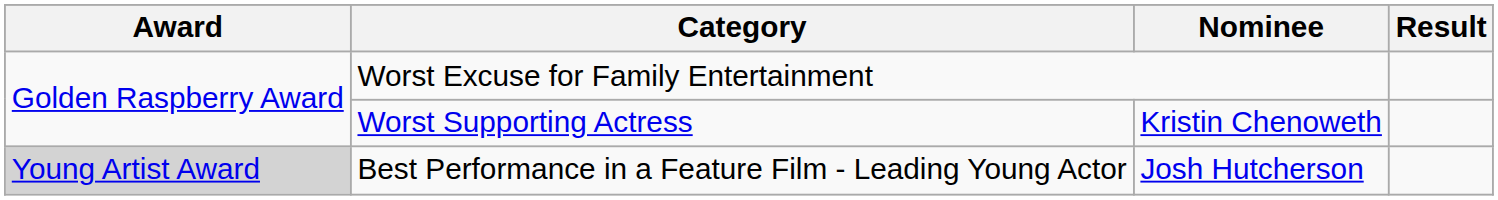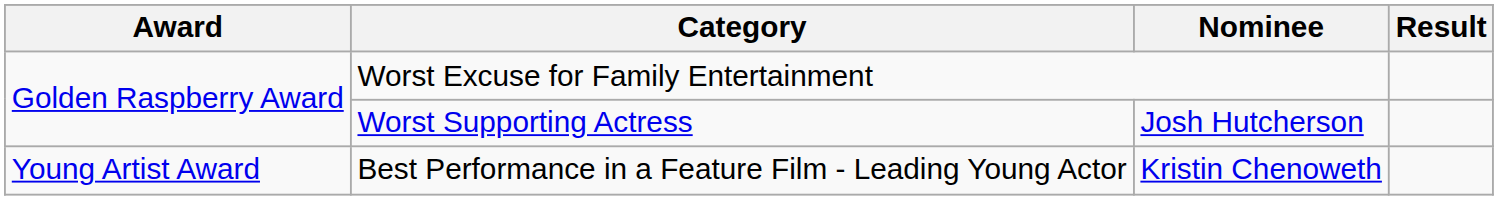(1261, 122) Kristin Chenoweth -> (1252, 122) Josh Hutcherson
(136, 169) lightgrey background -> (136, 169) no background
(1252, 169) Josh Hutcherson -> (1261, 169) Kristin Chenoweth
